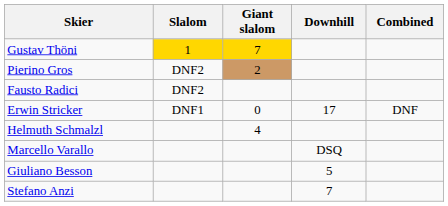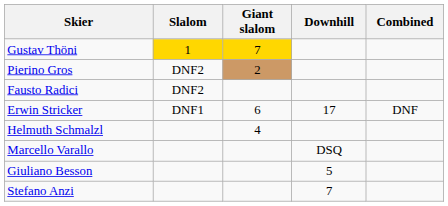(257, 110) 0 -> (257, 110) 6
